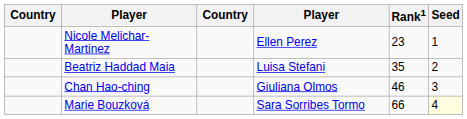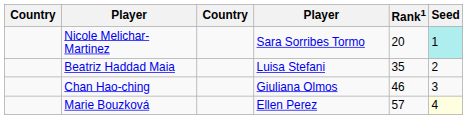(287, 42) Ellen Perez -> (311, 42) Sara Sorribes Tormo
(398, 42) 23 -> (398, 42) 20
(435, 42) no background -> (435, 42) paleturquoise background
(311, 105) Sara Sorribes Tormo -> (287, 105) Ellen Perez
(398, 105) 66 -> (398, 105) 57
